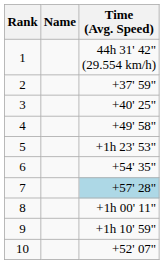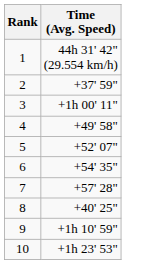- column: (60, 22)
(134, 105) +40' 25" -> (88, 105) +1h 00' 11"
(126, 146) +1h 23' 53" -> (96, 146) +52' 07"
(134, 187) lightblue background -> (96, 187) no background
(126, 208) +1h 00' 11" -> (96, 208) +40' 25"
(134, 249) +52' 07" -> (88, 249) +1h 23' 53"
